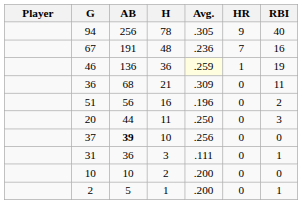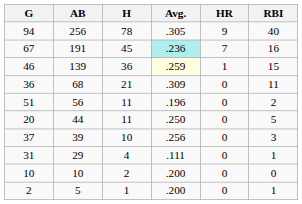- column: (38, 13)
(166, 48) 48 -> (127, 48) 45
(204, 48) no background -> (176, 48) paleturquoise background
(128, 66) 136 -> (78, 66) 139
(279, 66) 19 -> (273, 66) 15
(166, 102) 16 -> (127, 102) 11
(279, 119) 3 -> (273, 119) 5
(128, 137) bold -> (78, 137) normal
(279, 137) 0 -> (273, 137) 3
(128, 155) 36 -> (78, 155) 29
(166, 155) 3 -> (127, 155) 4
